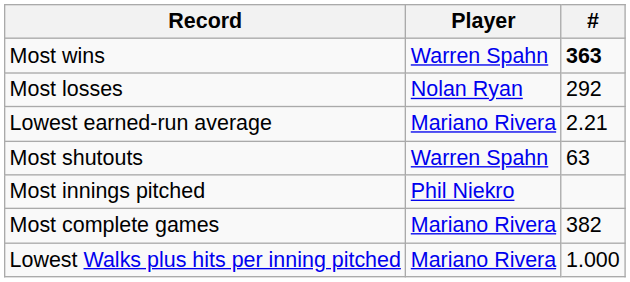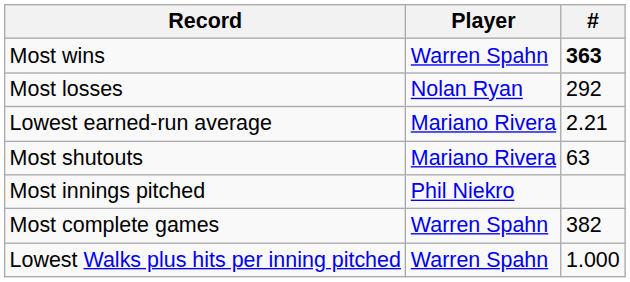(480, 157) Warren Spahn -> (483, 157) Mariano Rivera
(483, 225) Mariano Rivera -> (480, 225) Warren Spahn
(483, 259) Mariano Rivera -> (480, 259) Warren Spahn
